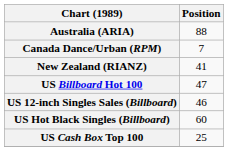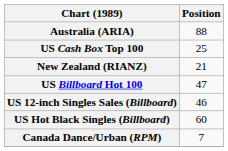rows swapped: (92, 48) <-> (92, 137)
(201, 66) 41 -> (201, 66) 21
